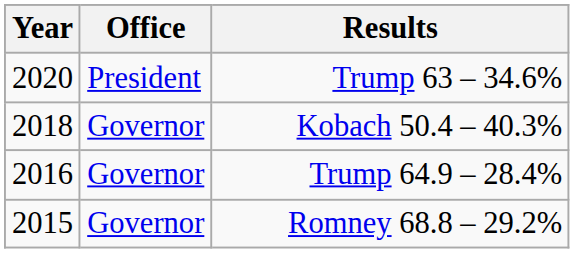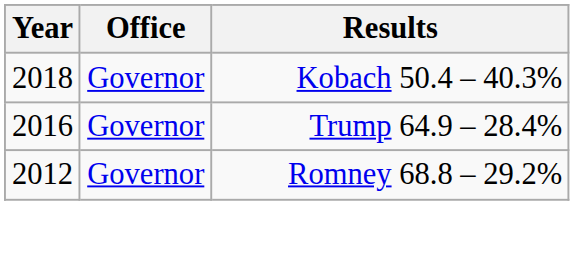- row: (447, 77)
(43, 222) 2015 -> (43, 174) 2012
